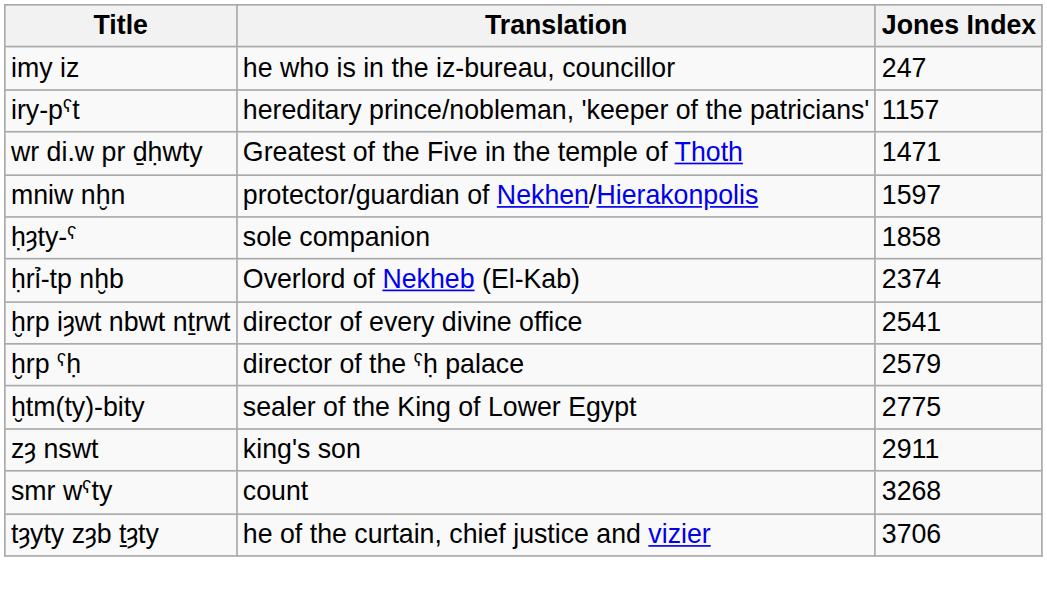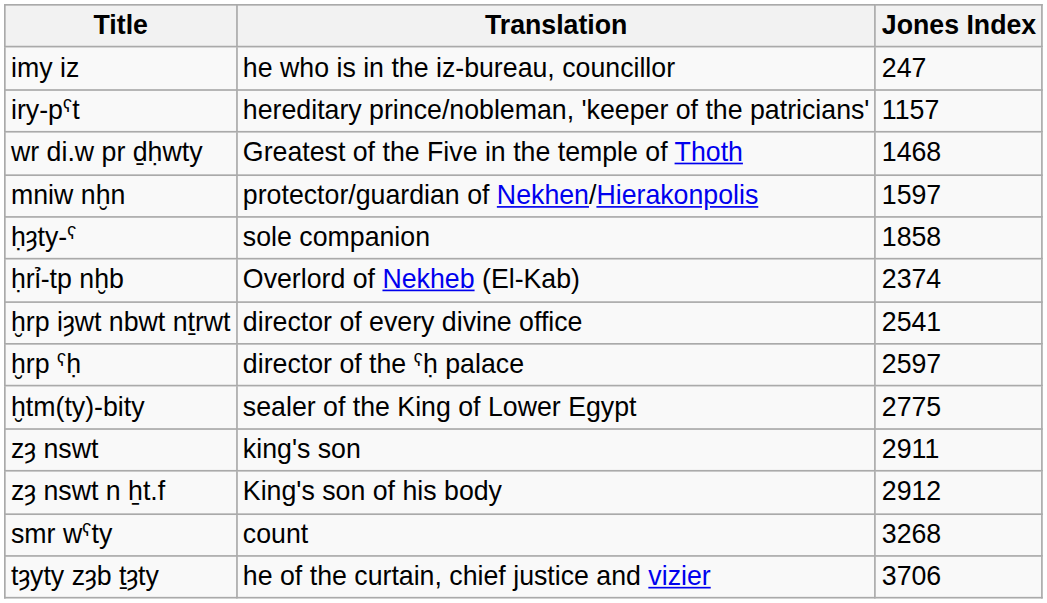(912, 152) 1471 -> (912, 152) 1468
(912, 364) 2579 -> (912, 364) 2597
+ row: (88, 491)
